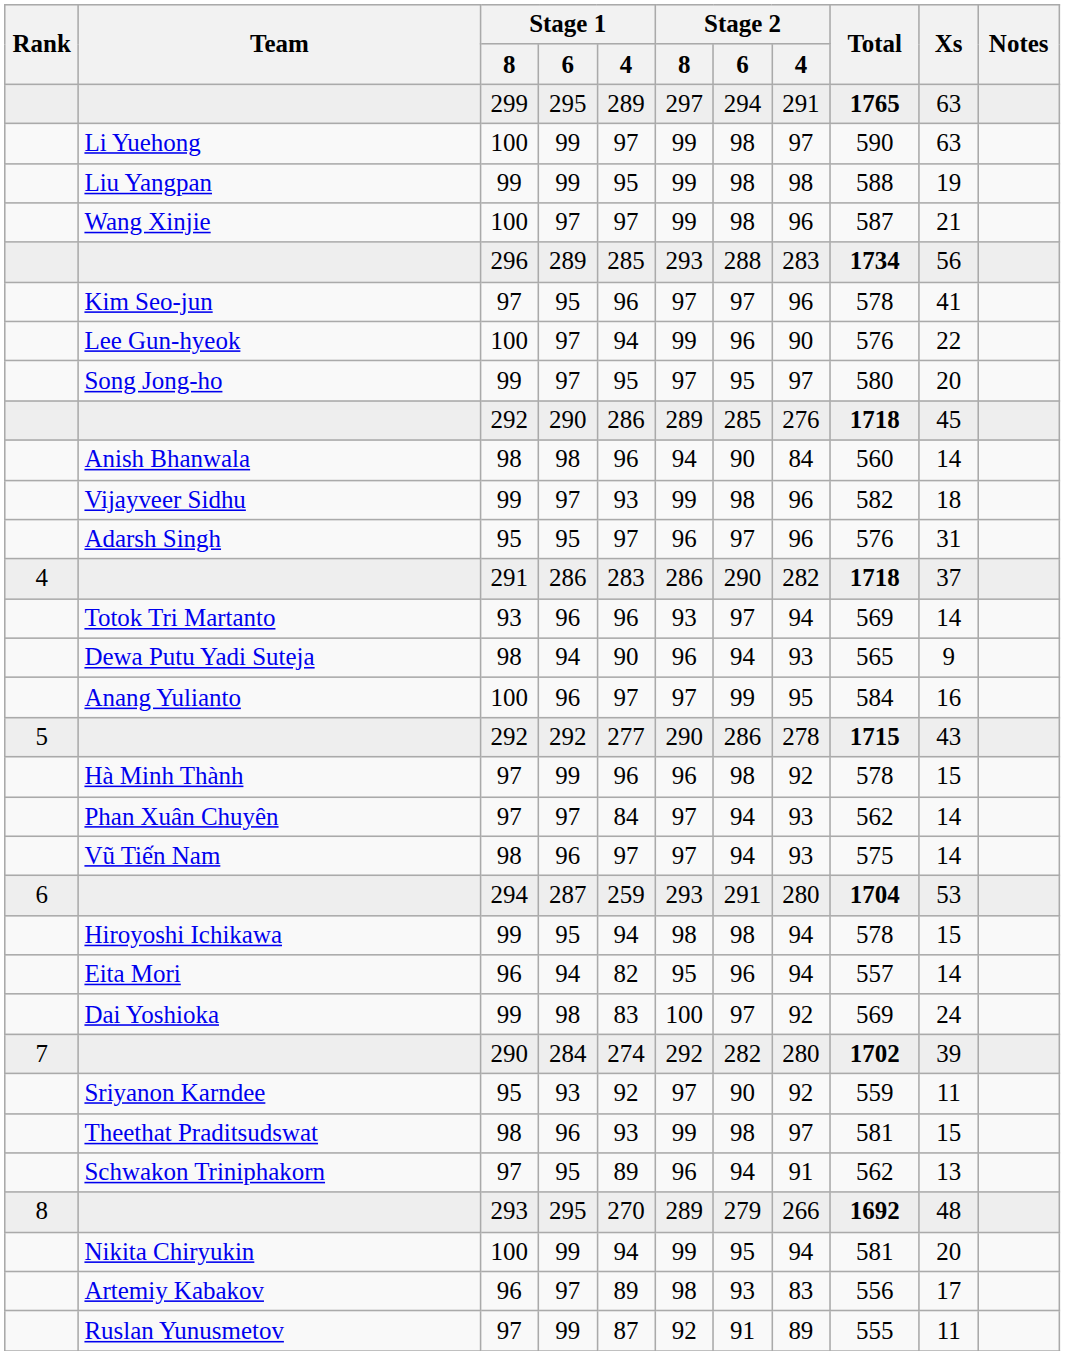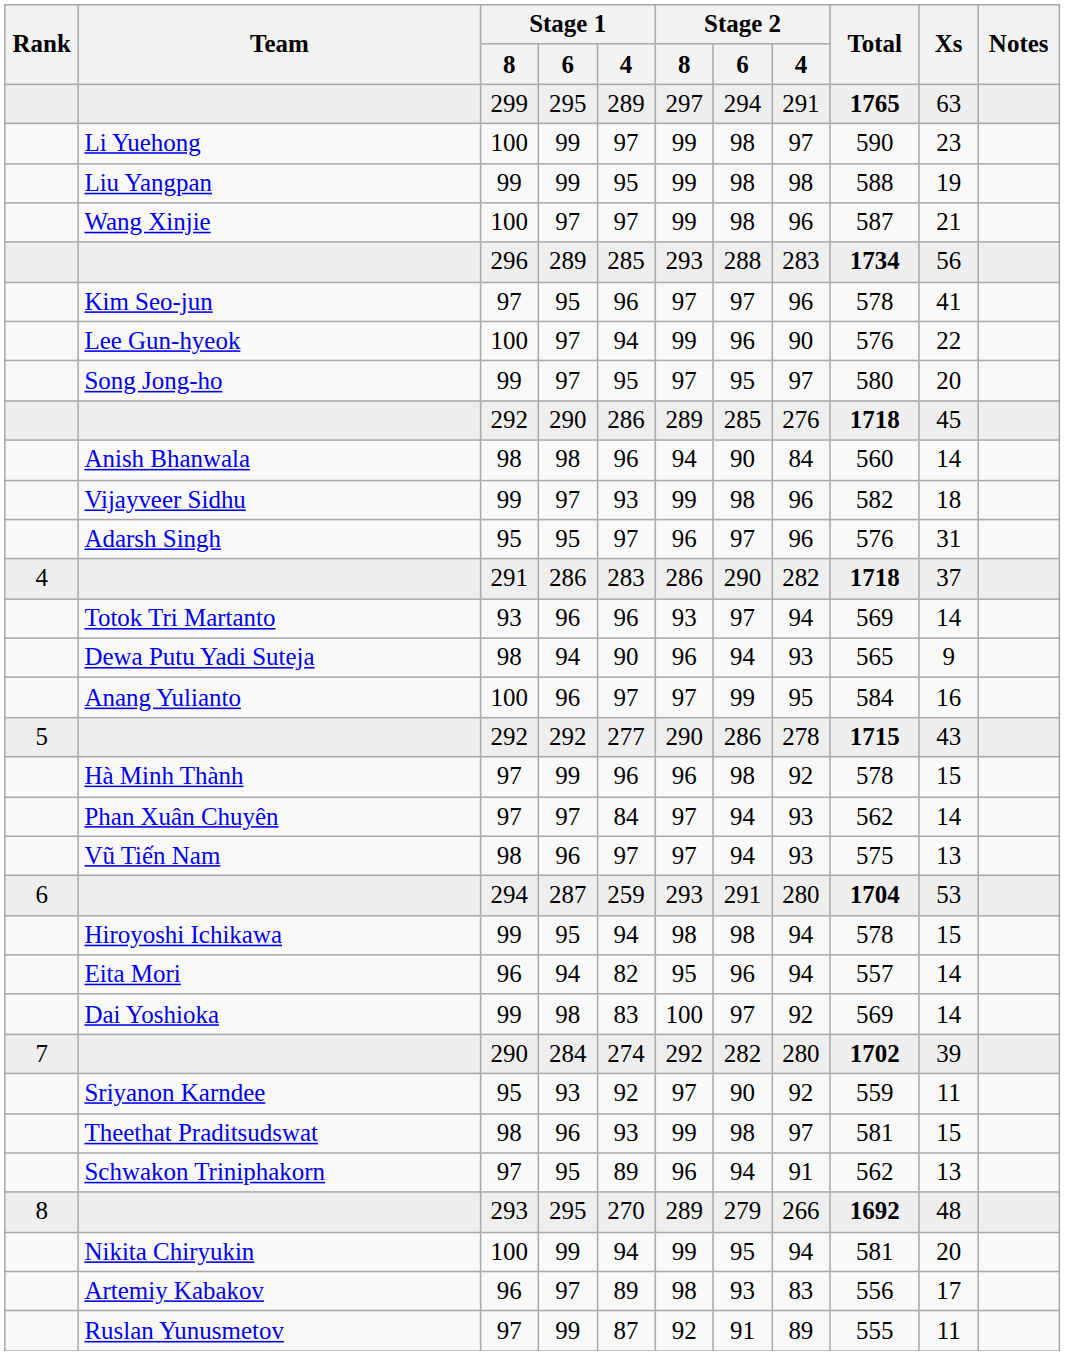(949, 143) 63 -> (949, 143) 23
(949, 855) 14 -> (949, 855) 13
(949, 1013) 24 -> (949, 1013) 14
